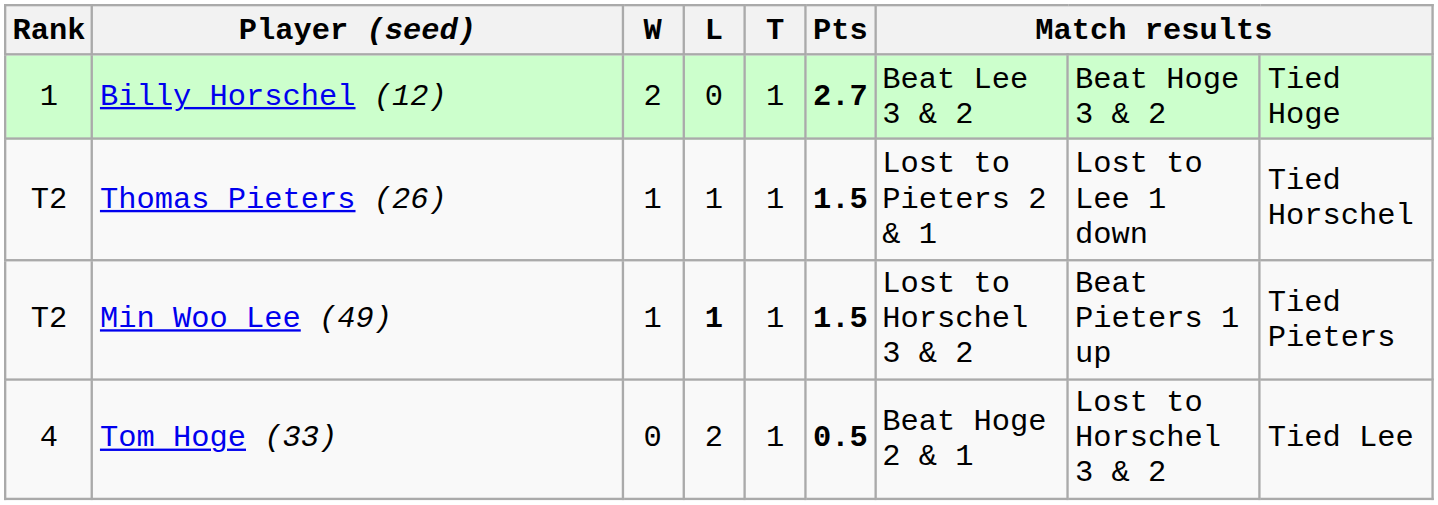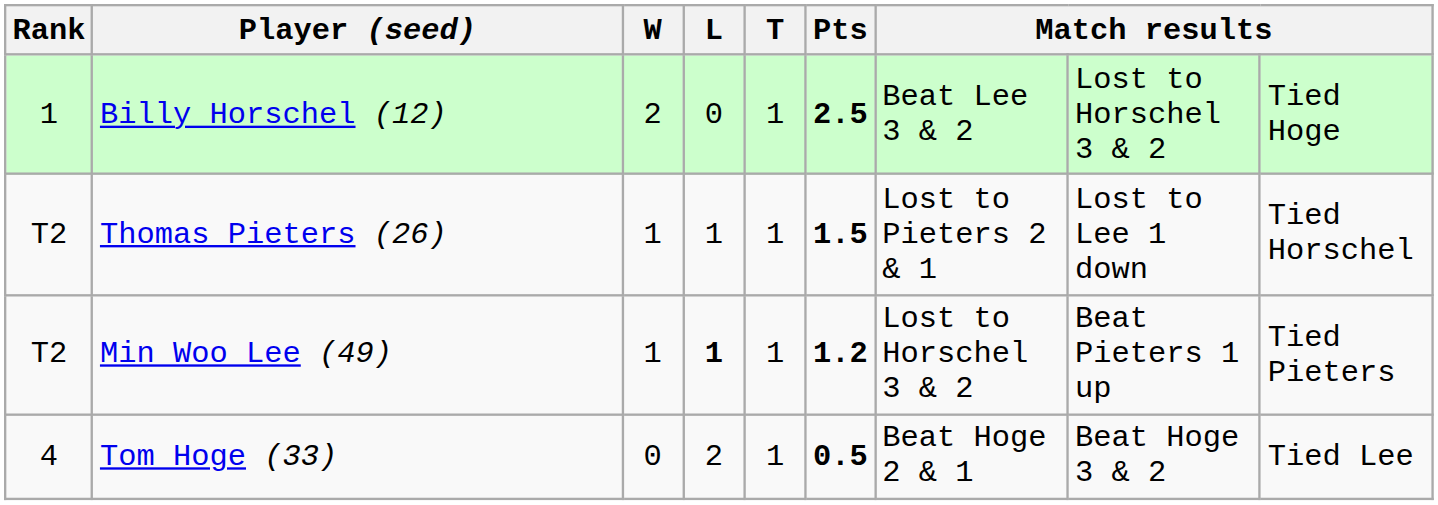(840, 97) 2.7 -> (840, 115) 2.5
(1157, 97) Beat Hoge 3 & 2 -> (1148, 115) Lost to Horschel 3 & 2
(840, 319) 1.5 -> (840, 354) 1.2
(1148, 439) Lost to Horschel 3 & 2 -> (1157, 456) Beat Hoge 3 & 2
